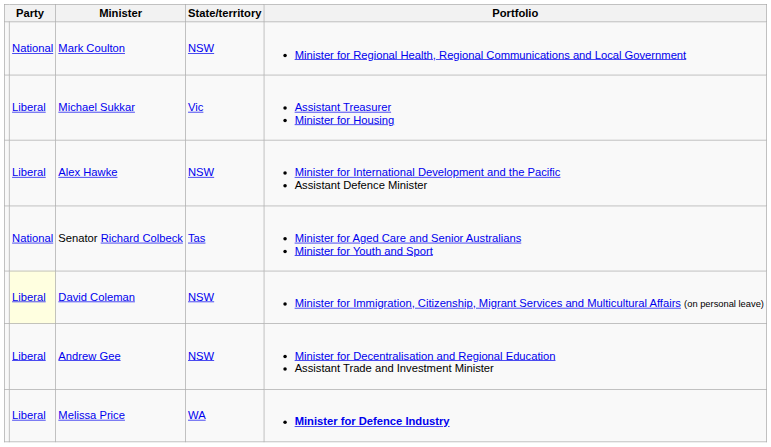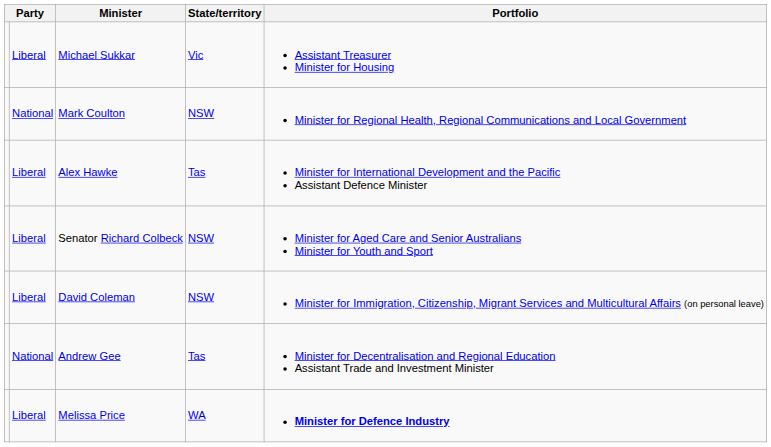rows swapped: (92, 48) <-> (97, 107)
(201, 173) NSW -> (197, 173) Tas
(33, 238) National -> (29, 238) Liberal
(197, 238) Tas -> (201, 238) NSW
(29, 297) lightyellow background -> (29, 297) no background
(29, 356) Liberal -> (33, 356) National
(201, 356) NSW -> (197, 356) Tas
